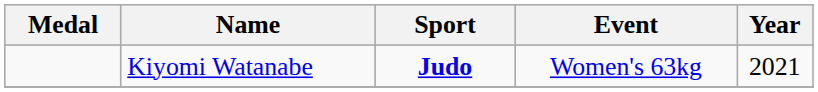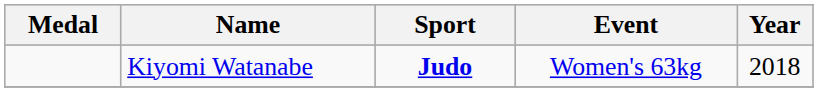(775, 65) 2021 -> (775, 65) 2018
